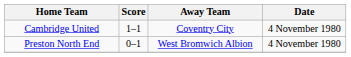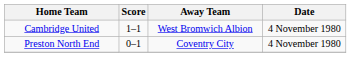(205, 28) Coventry City -> (205, 28) West Bromwich Albion
(205, 44) West Bromwich Albion -> (205, 44) Coventry City
